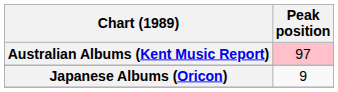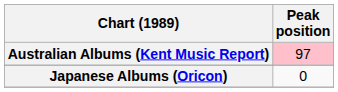(303, 76) 9 -> (303, 76) 0
